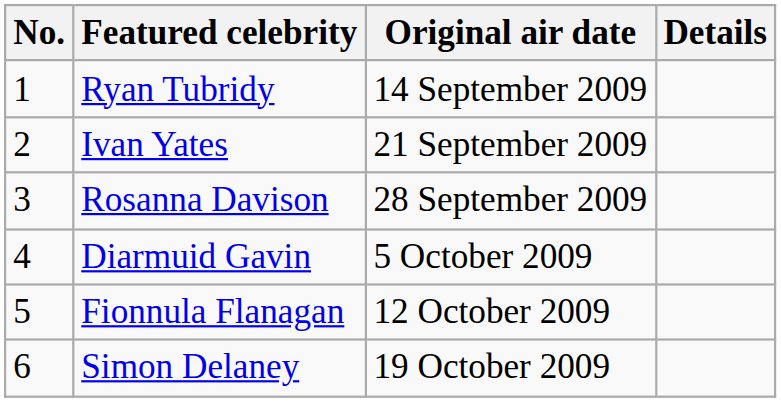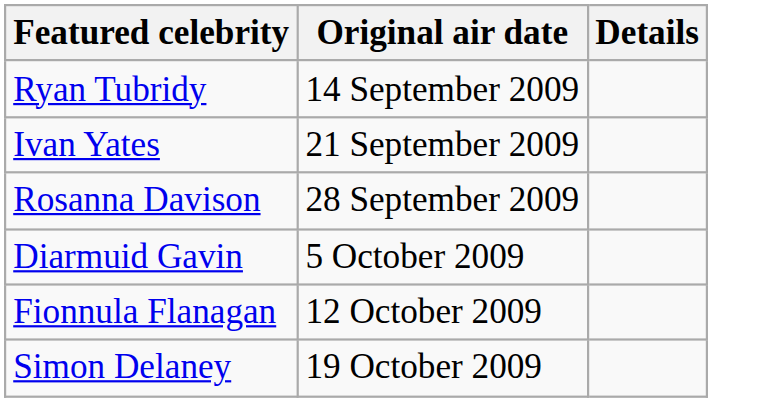- column: (39, 32)
